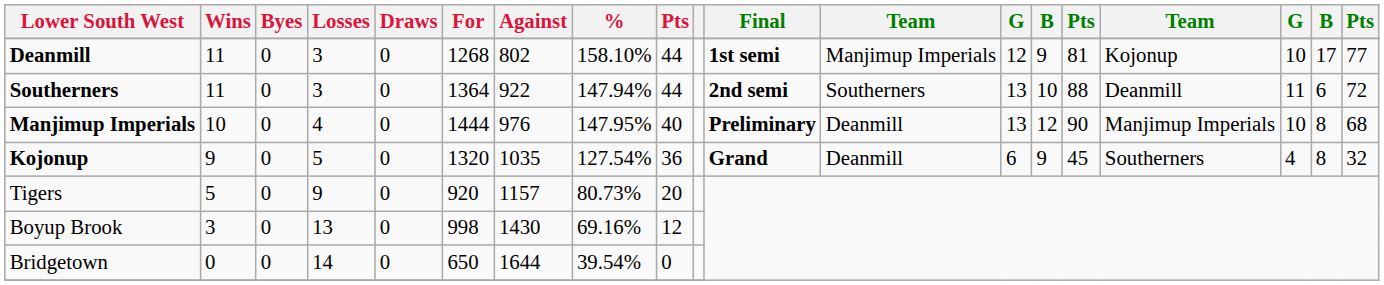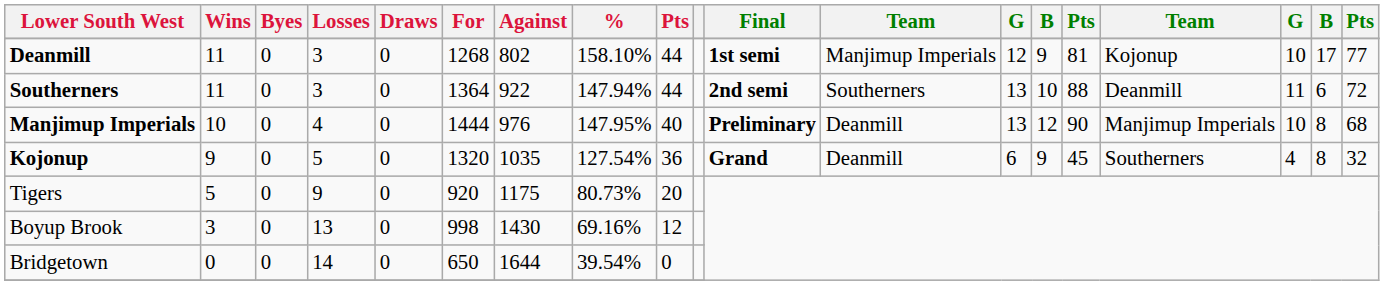(519, 192) 1157 -> (519, 192) 1175
